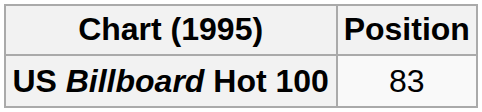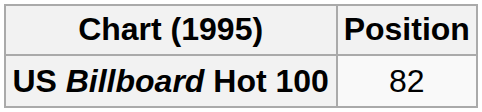(407, 80) 83 -> (407, 80) 82
